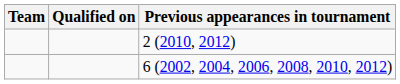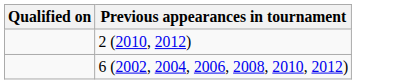- column: (27, 16)
